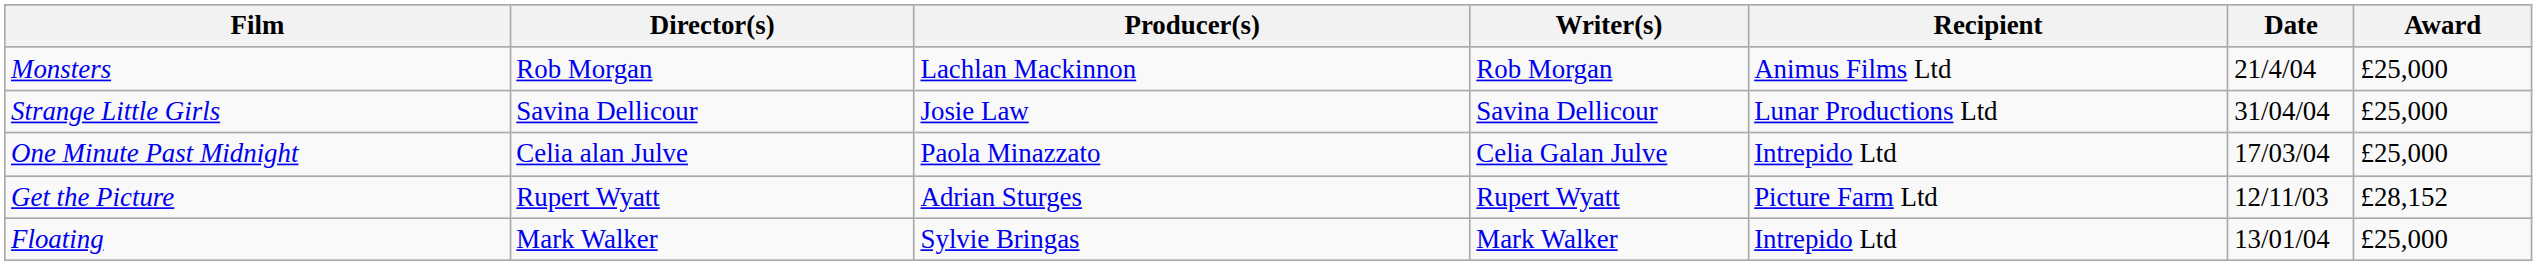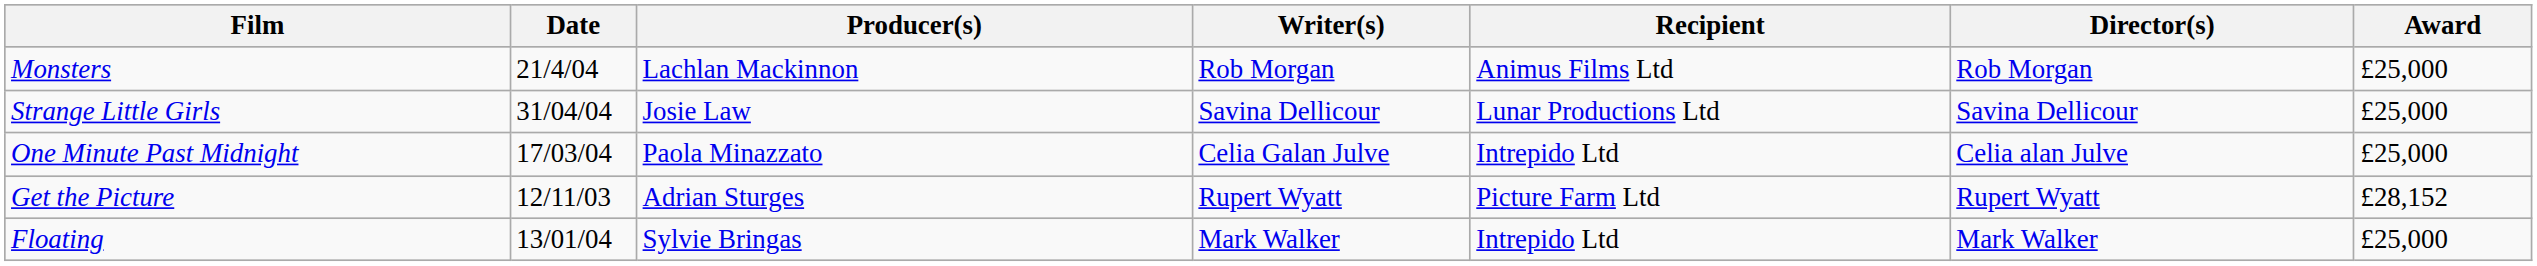columns swapped: (712, 25) <-> (2291, 25)
